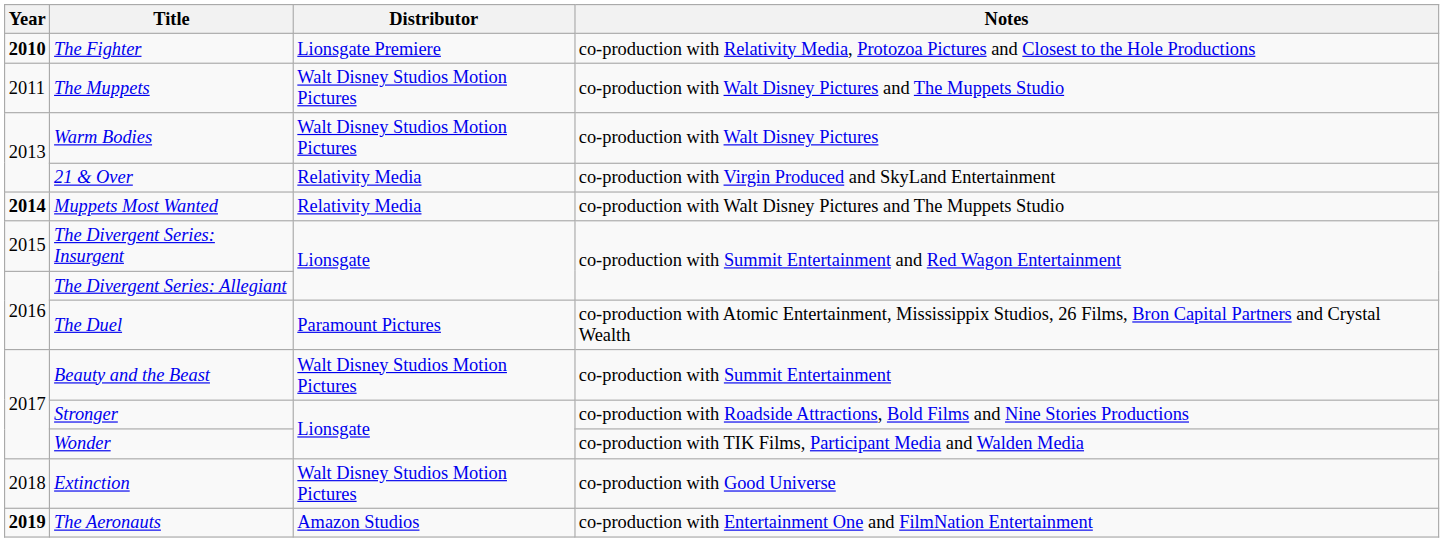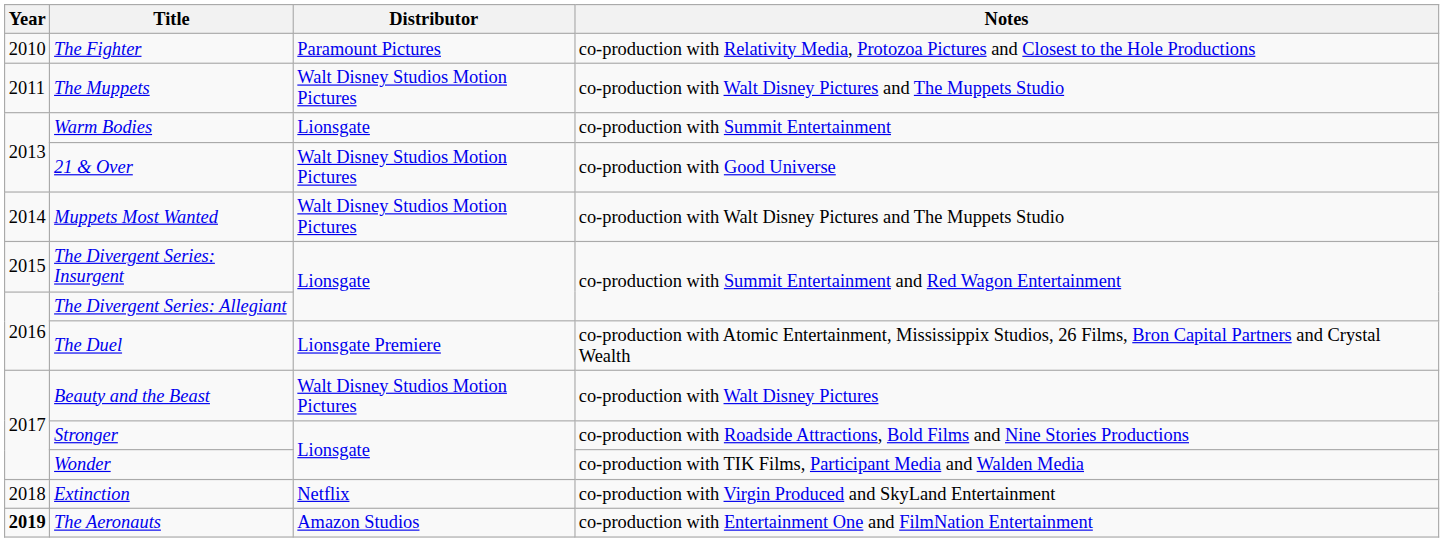(27, 48) bold -> (27, 48) normal
(369, 48) Lionsgate Premiere -> (369, 48) Paramount Pictures
(402, 137) Walt Disney Studios Motion Pictures -> (334, 127) Lionsgate
(729, 137) co-production with Walt Disney Pictures -> (735, 127) co-production with Summit Entertainment
(359, 177) Relativity Media -> (402, 166) Walt Disney Studios Motion Pictures
(817, 177) co-production with Virgin Produced and SkyLand Entertainment -> (707, 166) co-production with Good Universe
(27, 206) bold -> (27, 216) normal
(359, 206) Relativity Media -> (402, 216) Walt Disney Studios Motion Pictures
(369, 324) Paramount Pictures -> (369, 345) Lionsgate Premiere
(735, 374) co-production with Summit Entertainment -> (729, 395) co-production with Walt Disney Pictures
(402, 483) Walt Disney Studios Motion Pictures -> (323, 493) Netflix
(707, 483) co-production with Good Universe -> (817, 493) co-production with Virgin Produced and SkyLand Entertainment
